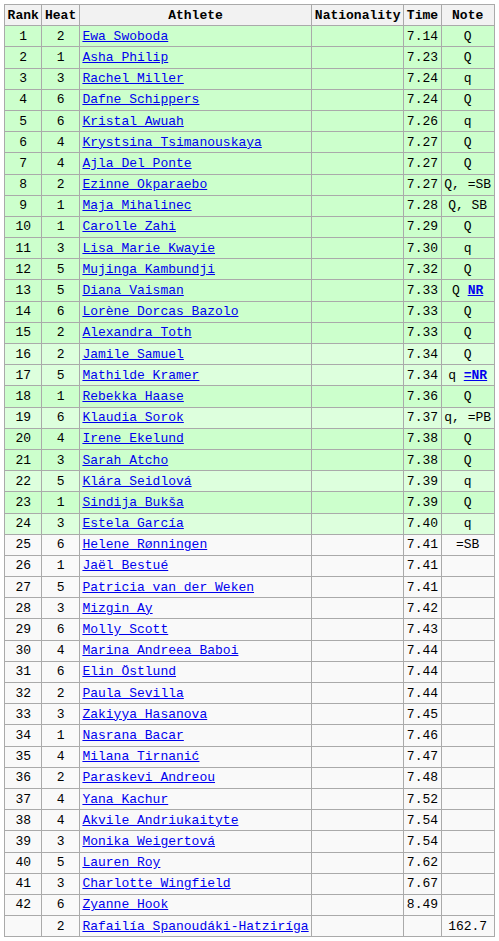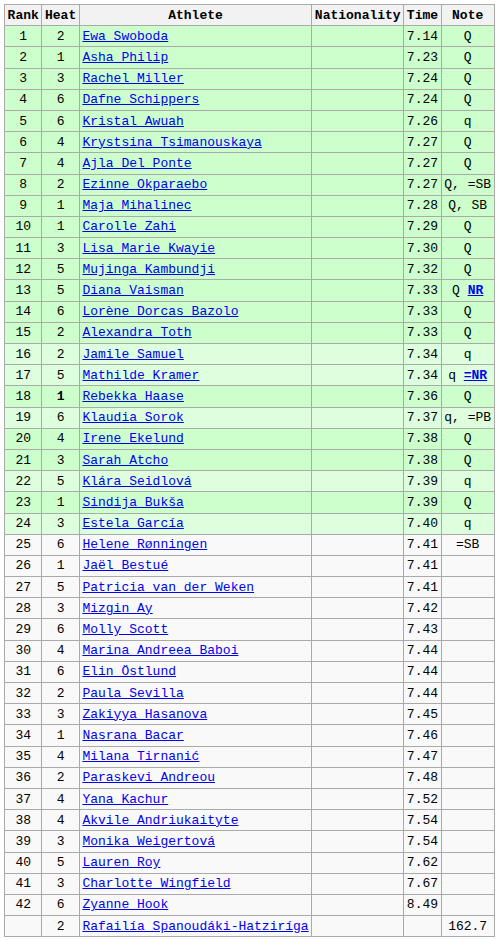(468, 79) q -> (468, 79) Q
(468, 248) q -> (468, 248) Q
(468, 354) Q -> (468, 354) q
(61, 396) normal -> (61, 396) bold
